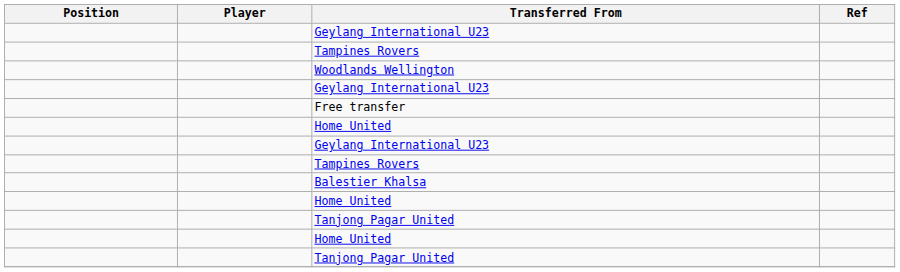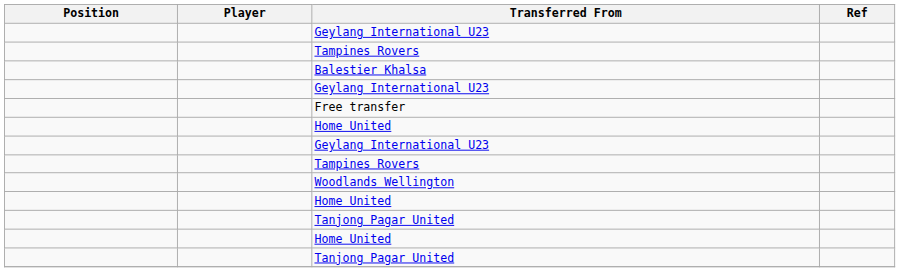rows swapped: (91, 183) <-> (91, 70)
